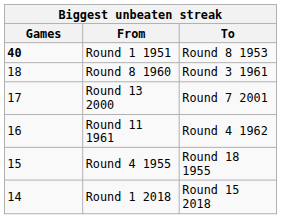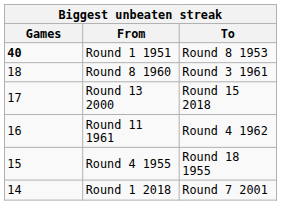(225, 98) Round 7 2001 -> (211, 98) Round 15 2018
(211, 197) Round 15 2018 -> (225, 190) Round 7 2001
